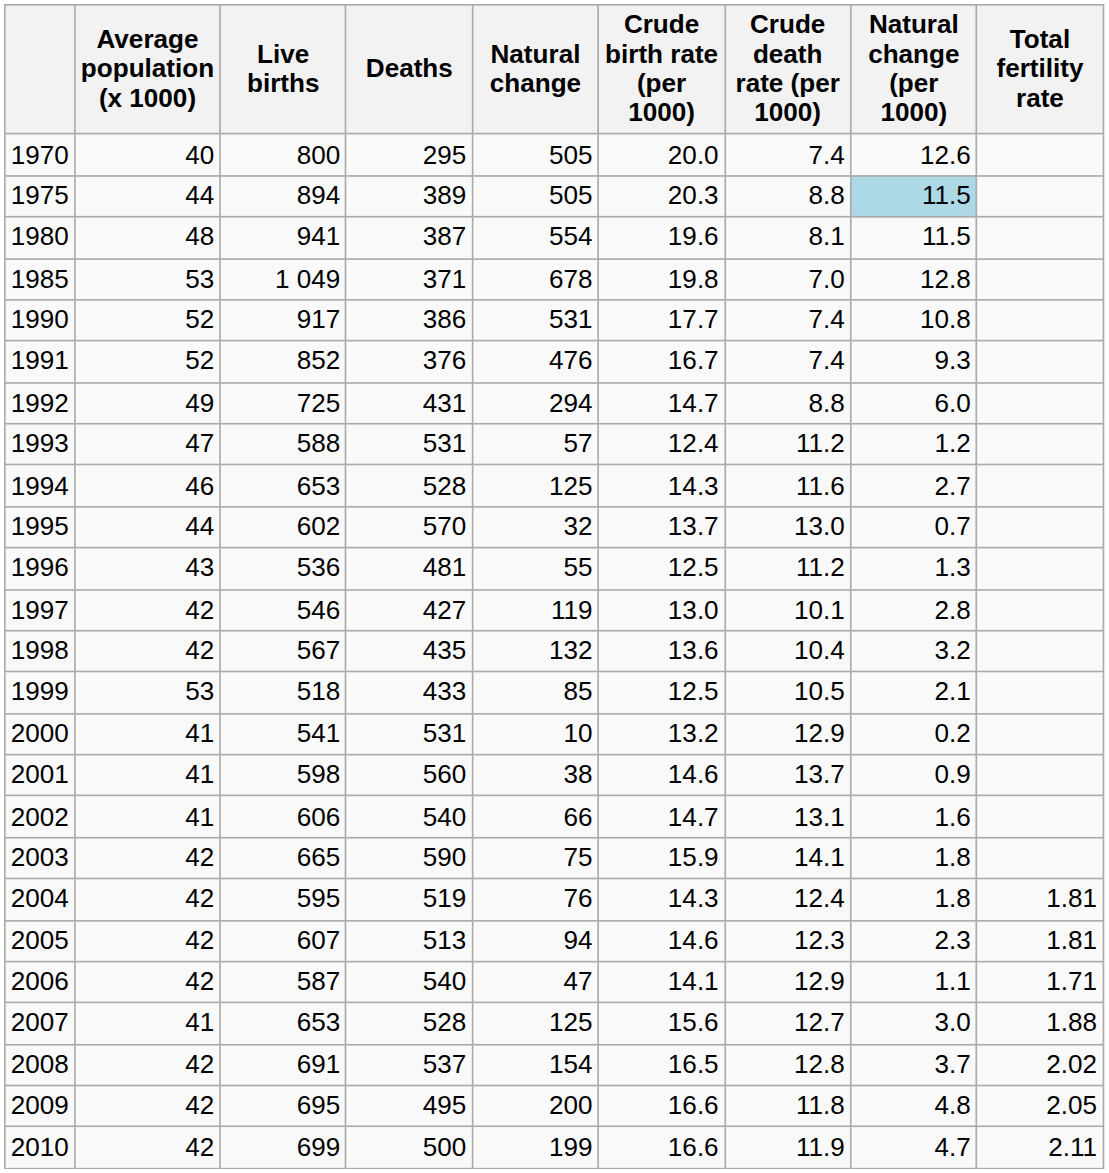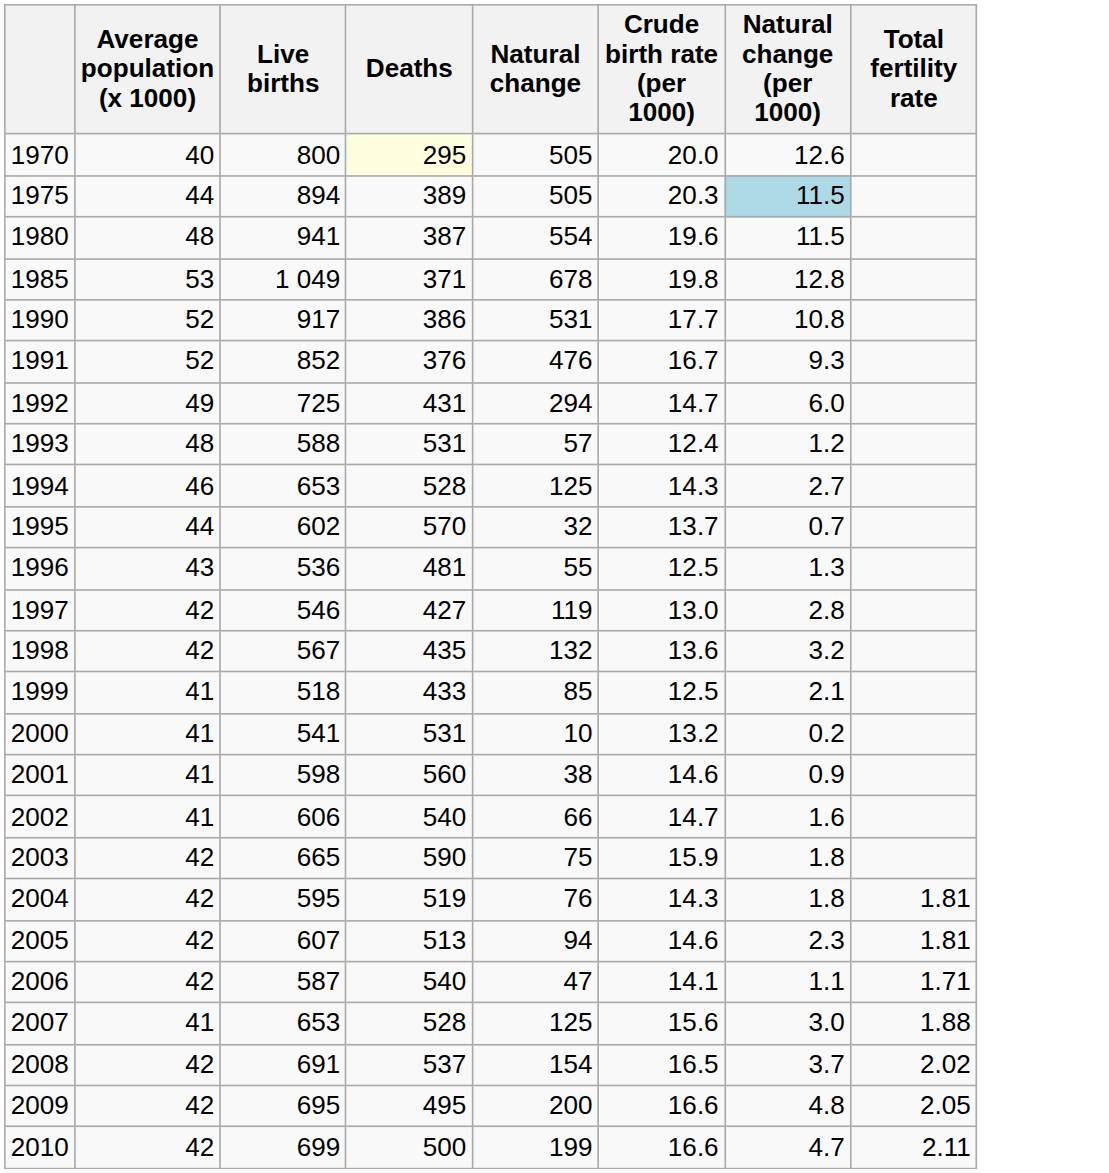- column: (788, 69)
(445, 154) no background -> (445, 154) lightyellow background
(200, 444) 47 -> (200, 444) 48
(200, 692) 53 -> (200, 692) 41
